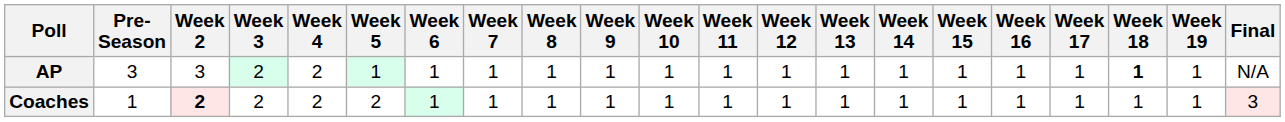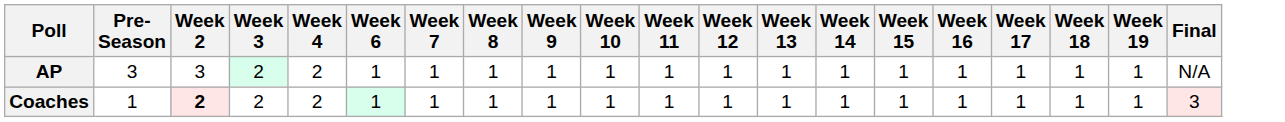- column: (376, 31)
(1138, 72) bold -> (1080, 72) normal
